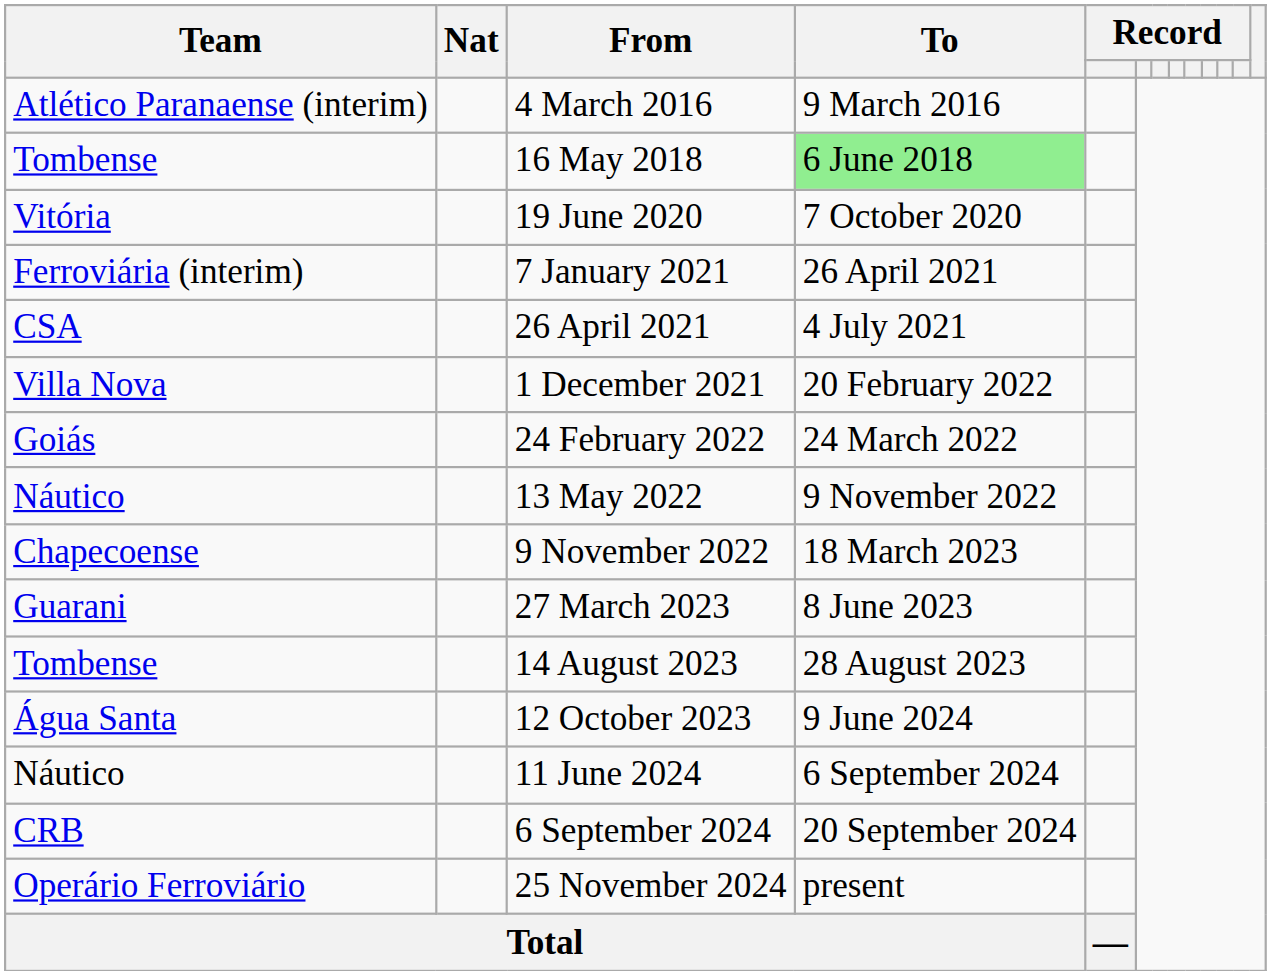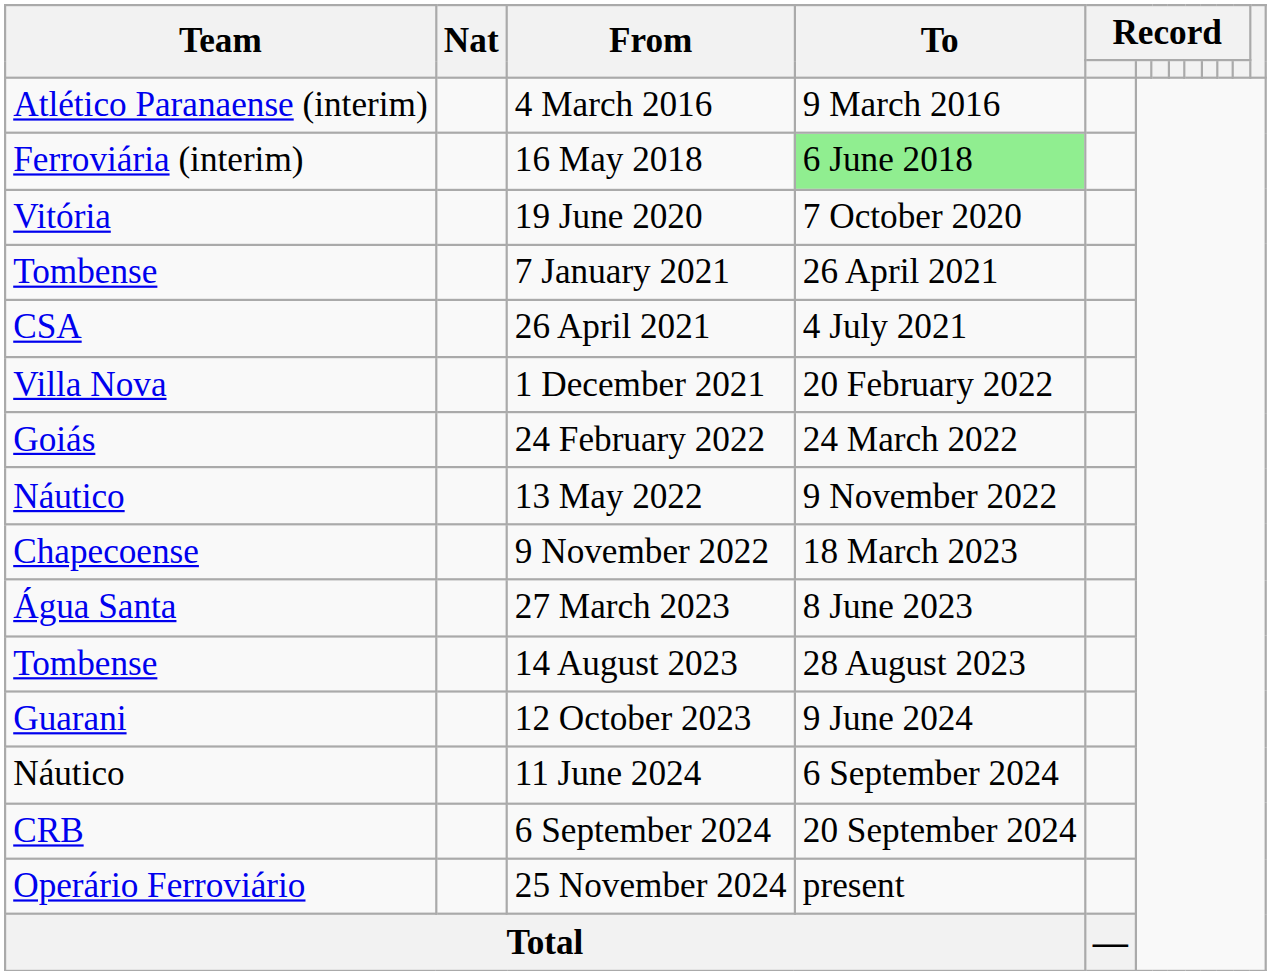(85, 160) Tombense -> (158, 160) Ferroviária (interim)
(158, 271) Ferroviária (interim) -> (85, 271) Tombense
(70, 606) Guarani -> (95, 606) Água Santa
(95, 718) Água Santa -> (70, 718) Guarani
